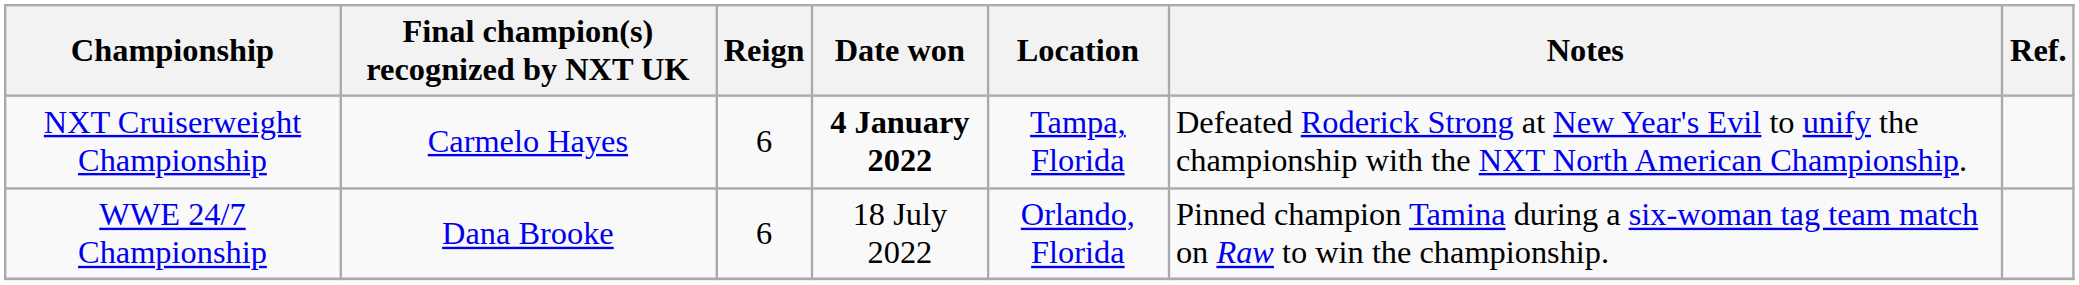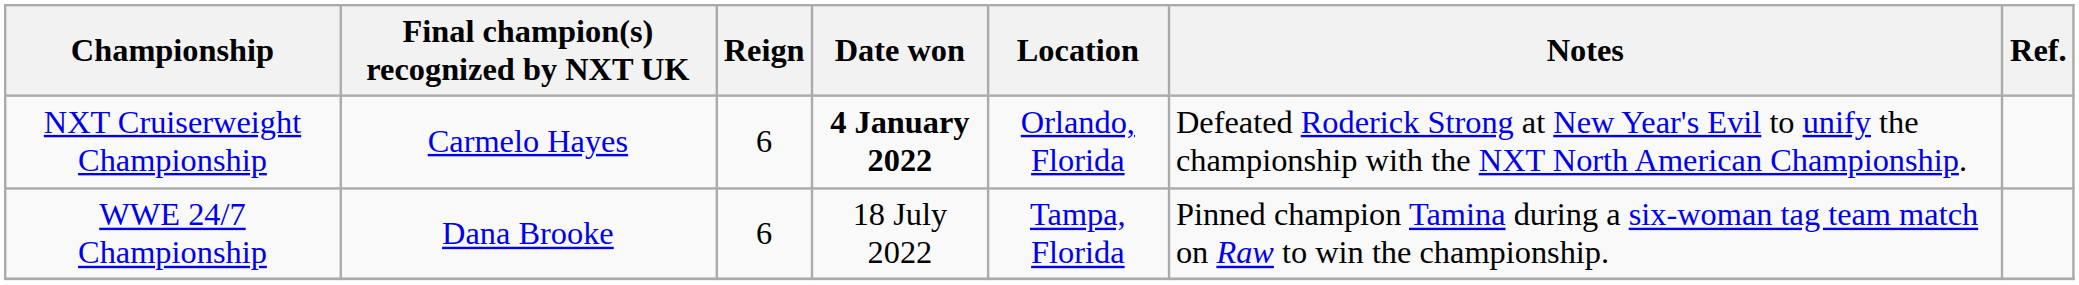(1078, 141) Tampa, Florida -> (1078, 141) Orlando, Florida
(1078, 232) Orlando, Florida -> (1078, 232) Tampa, Florida
